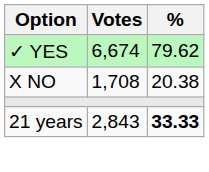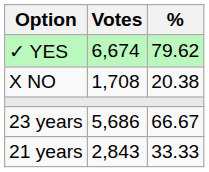+ row: (46, 121)
(175, 121) bold -> (175, 151) normal
